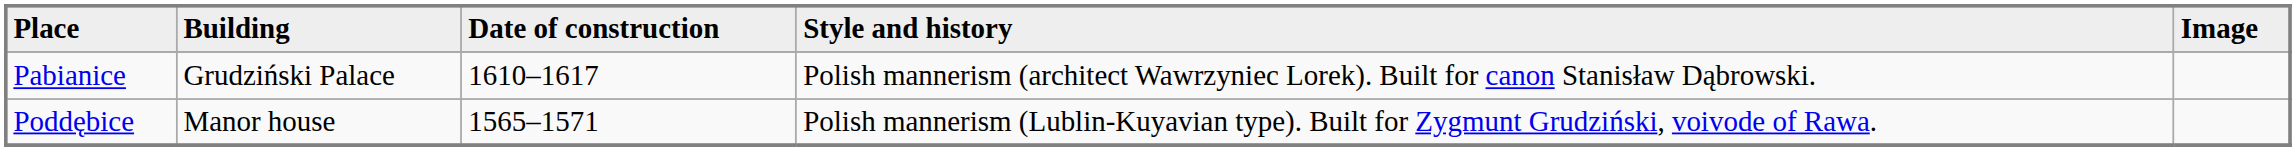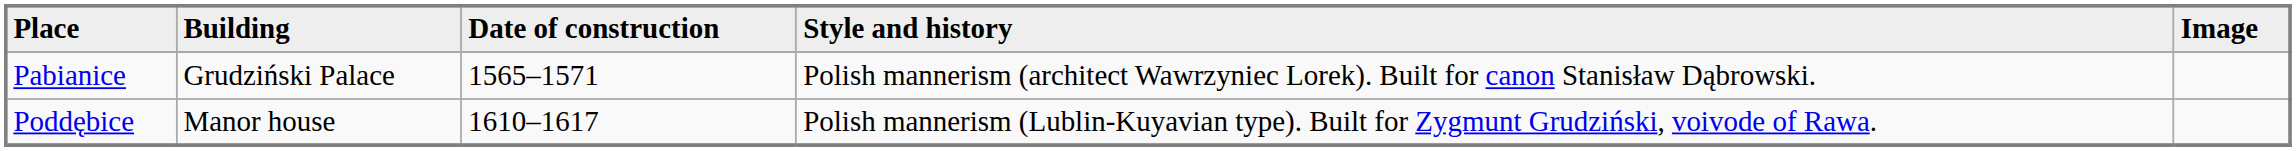(534, 75) 1610–1617 -> (534, 75) 1565–1571
(534, 121) 1565–1571 -> (534, 121) 1610–1617
